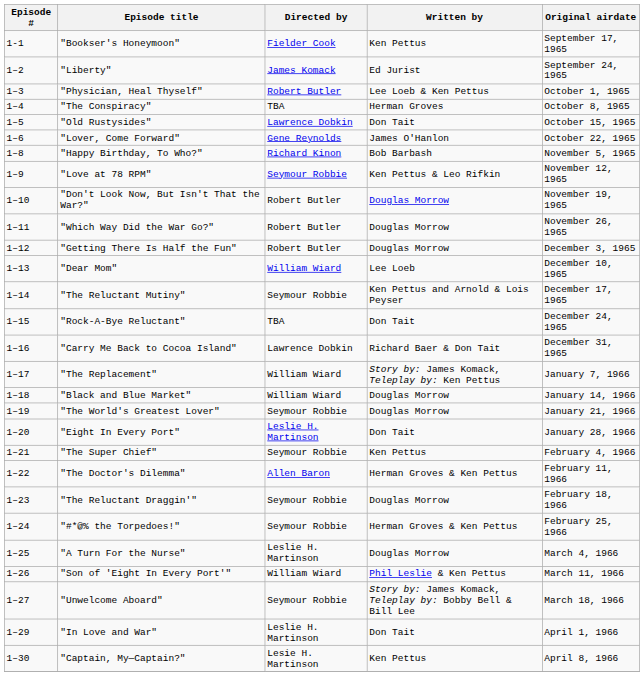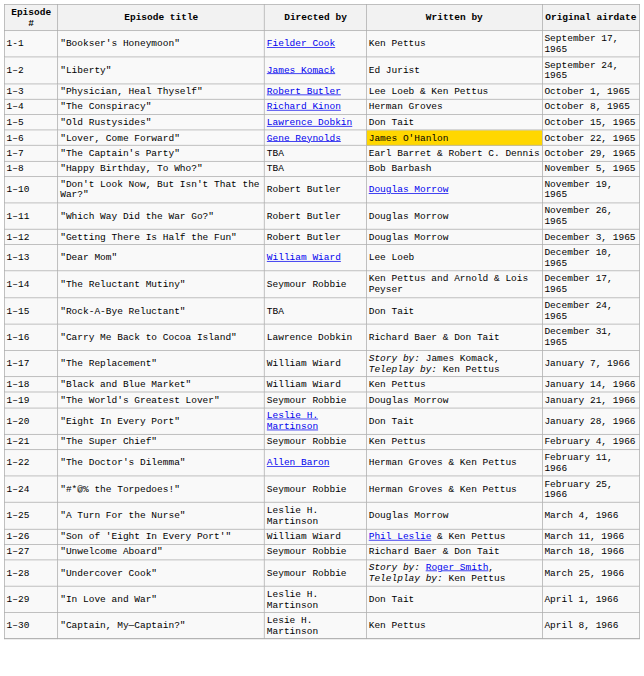(276, 107) TBA -> (304, 107) Richard Kinon
(409, 138) no background -> (409, 138) gold background
+ row: (120, 153)
(304, 153) Richard Kinon -> (275, 169) TBA
- row: (106, 174)
(409, 395) Douglas Morrow -> (397, 385) Ken Pettus
- row: (129, 500)
(440, 600) Story by: James Komack, Teleplay by: Bobby Bell & Bill Lee -> (434, 552) Richard Baer & Don Tait
+ row: (109, 573)
